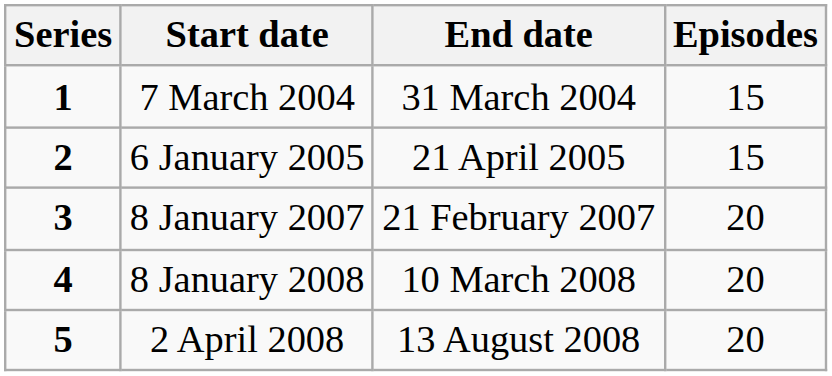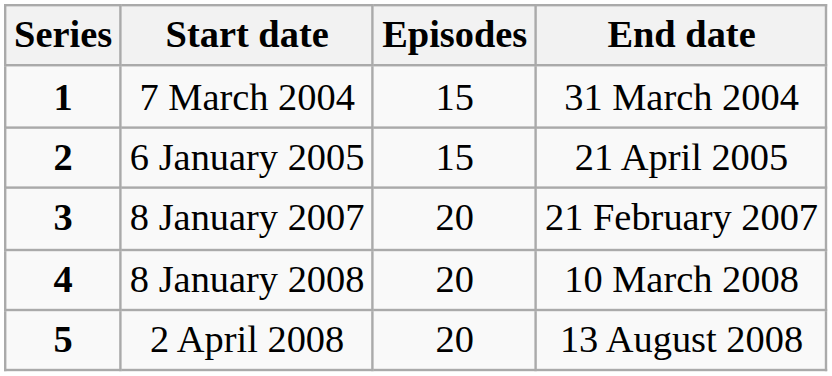columns swapped: (519, 34) <-> (745, 34)
